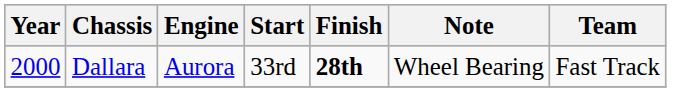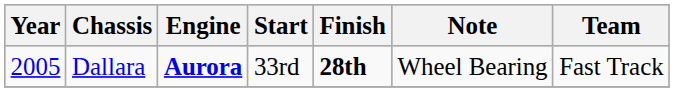(36, 66) 2000 -> (36, 66) 2005
(199, 66) normal -> (203, 66) bold
